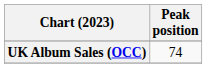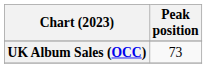(176, 52) 74 -> (176, 52) 73
